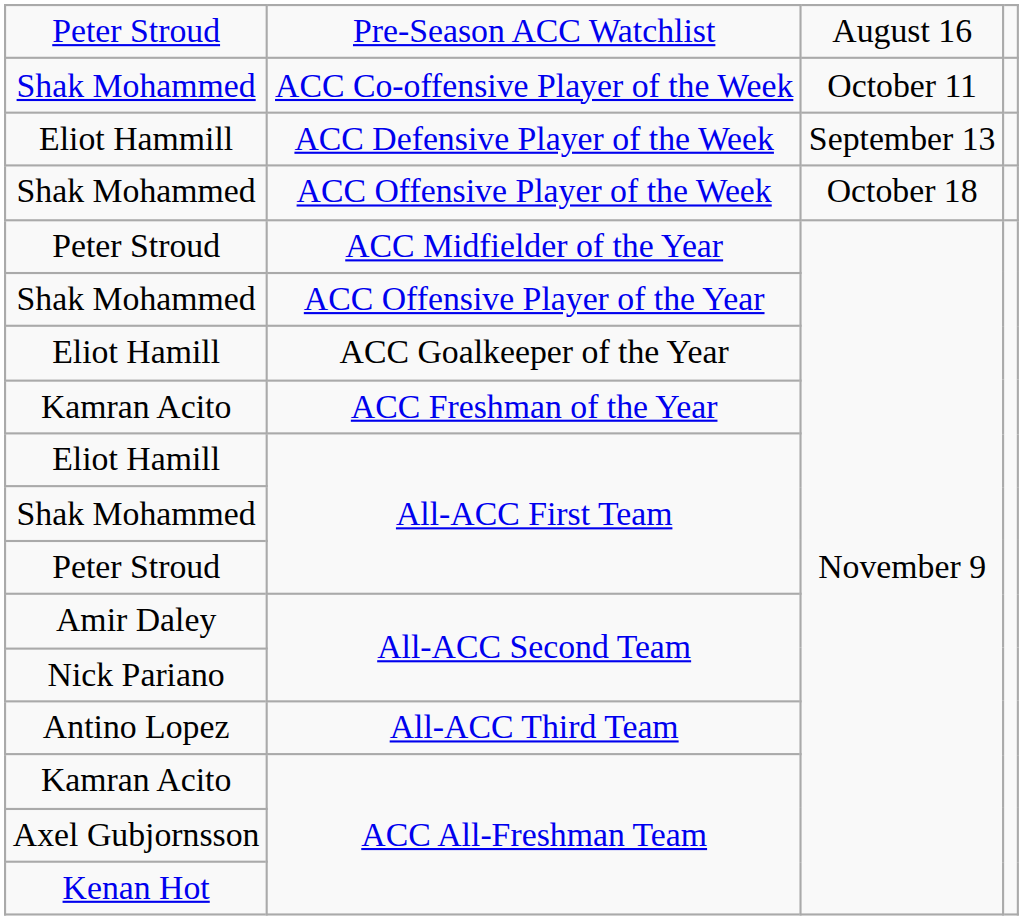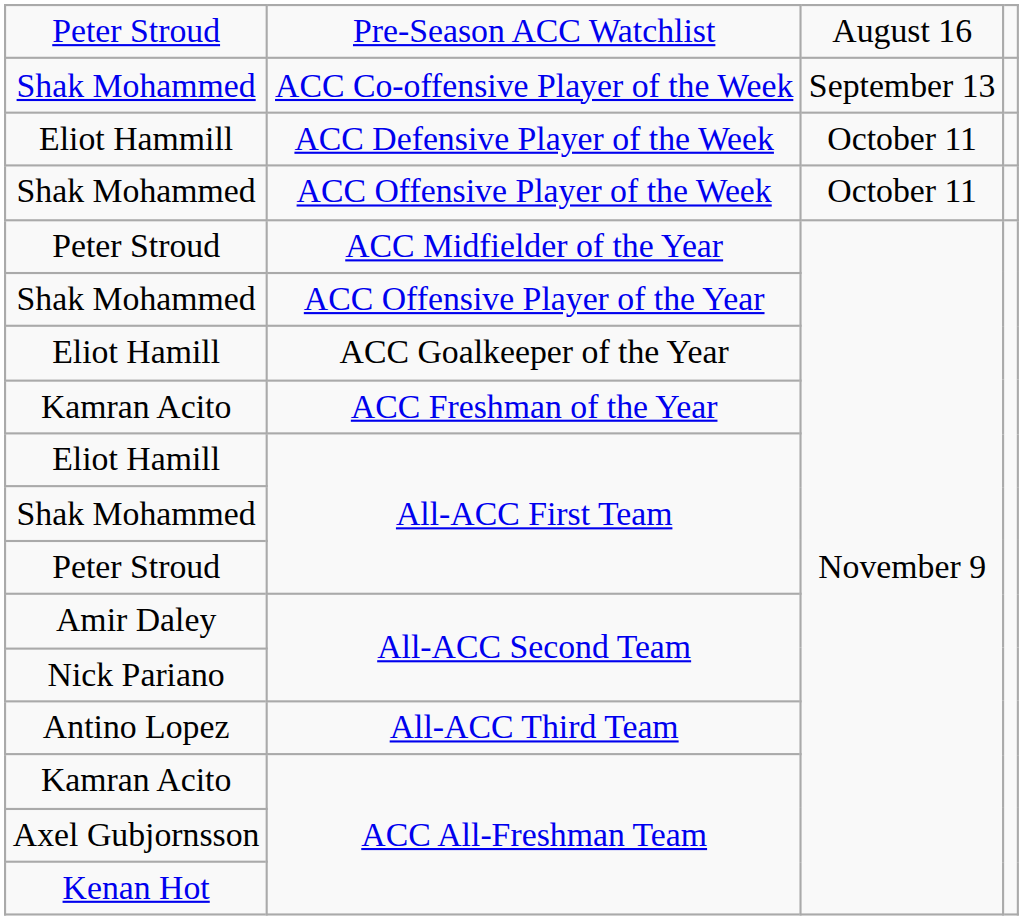(902, 84) October 11 -> (902, 84) September 13
(902, 138) September 13 -> (902, 138) October 11
(902, 191) October 18 -> (902, 191) October 11
